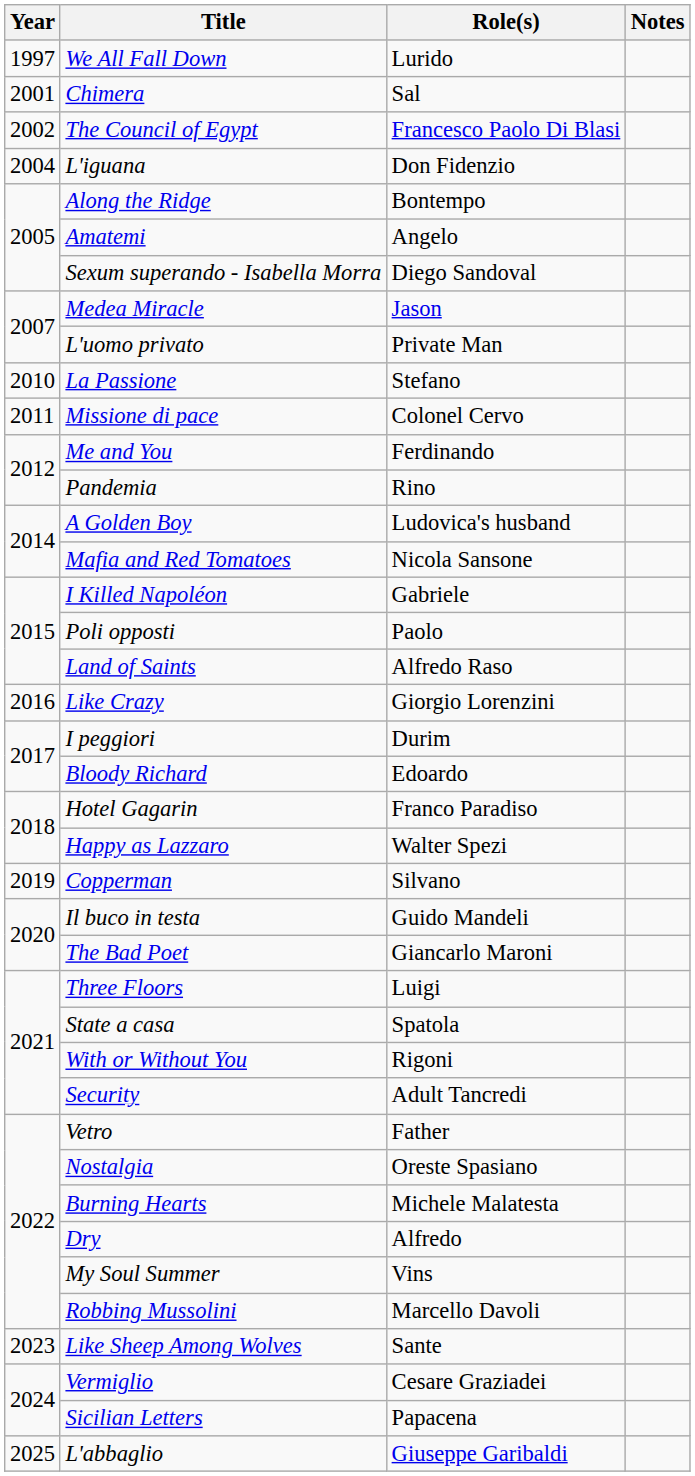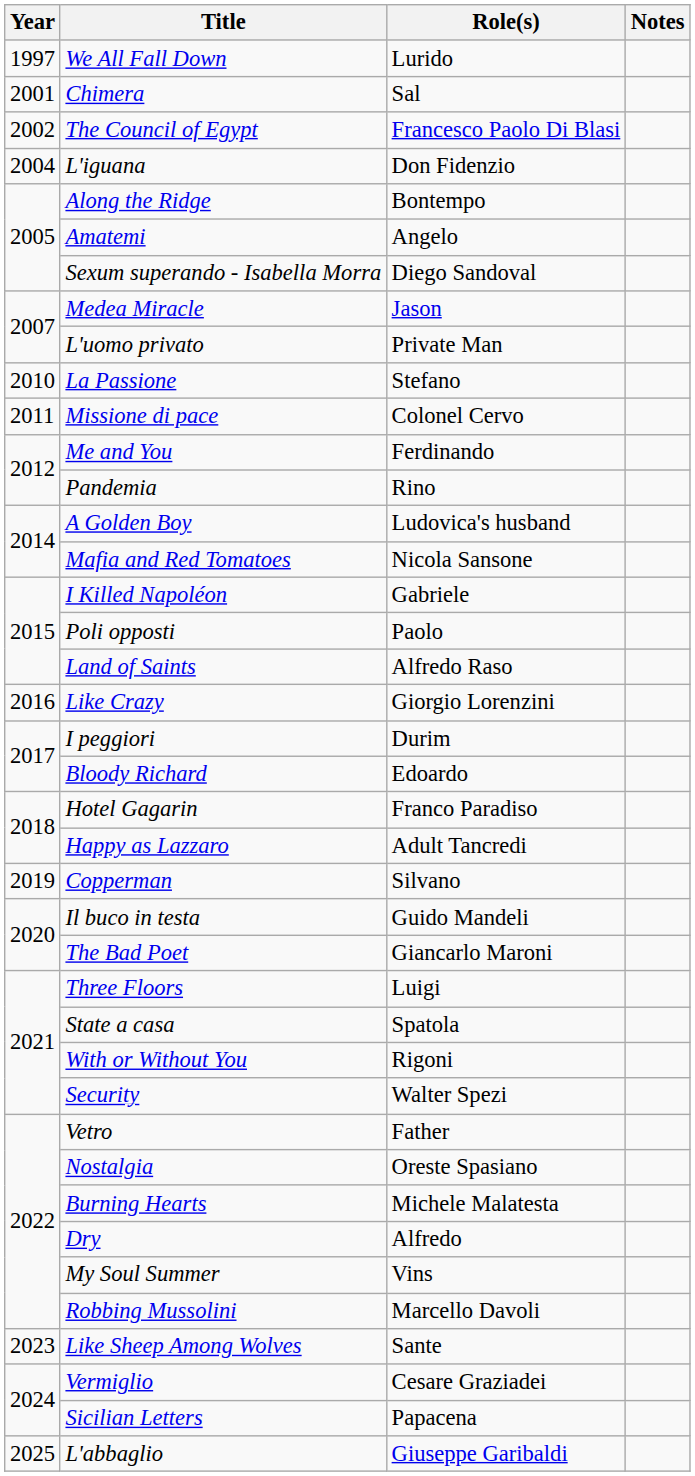(449, 845) Walter Spezi -> (459, 845) Adult Tancredi
(459, 1095) Adult Tancredi -> (449, 1095) Walter Spezi
